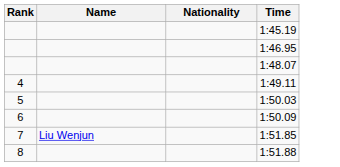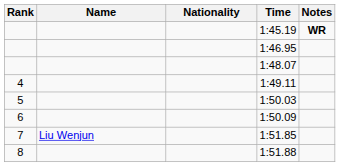+ column: (317, 13)
